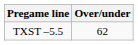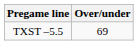(102, 31) 62 -> (102, 31) 69
